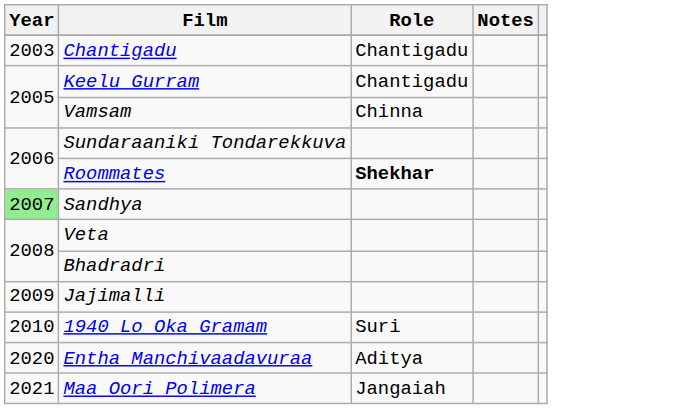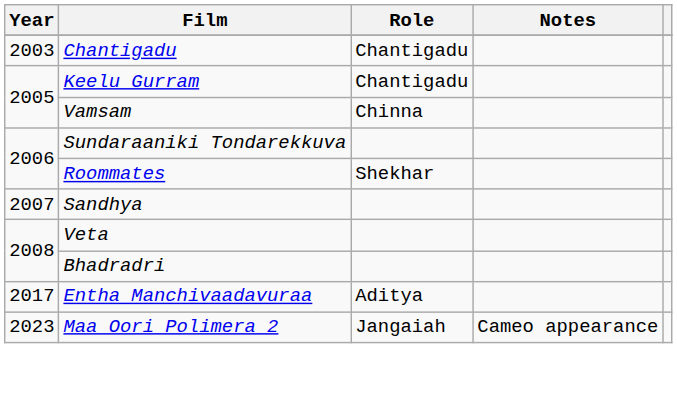(395, 174) bold -> (395, 174) normal
(32, 204) lightgreen background -> (32, 204) no background
- row: (114, 297)
- row: (165, 327)
(32, 358) 2020 -> (32, 297) 2017
- row: (160, 389)
+ row: (171, 327)
